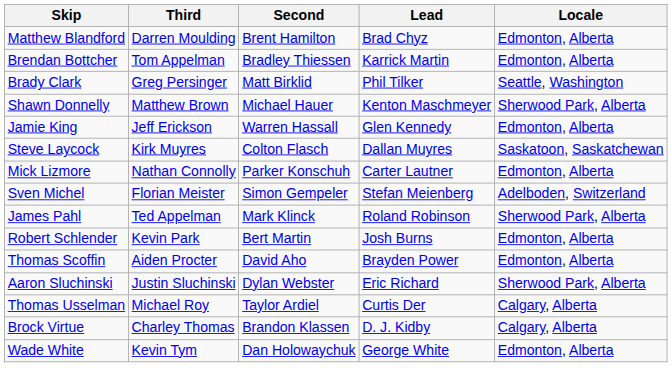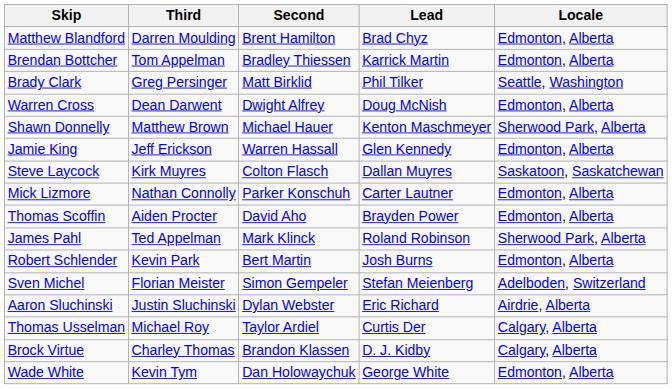+ row: (51, 104)
rows swapped: (46, 194) <-> (56, 261)
(572, 283) Sherwood Park, Alberta -> (544, 305) Airdrie, Alberta
